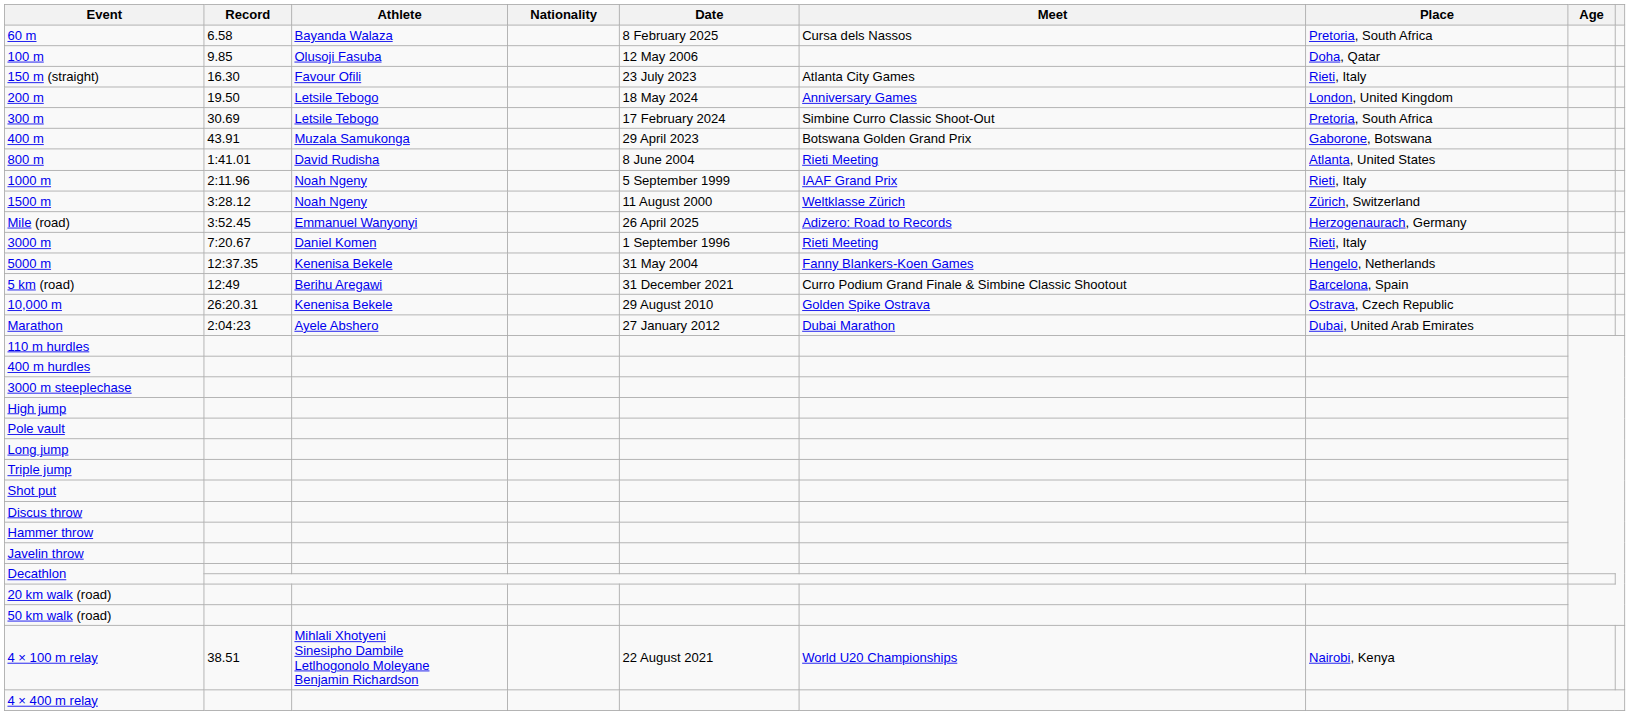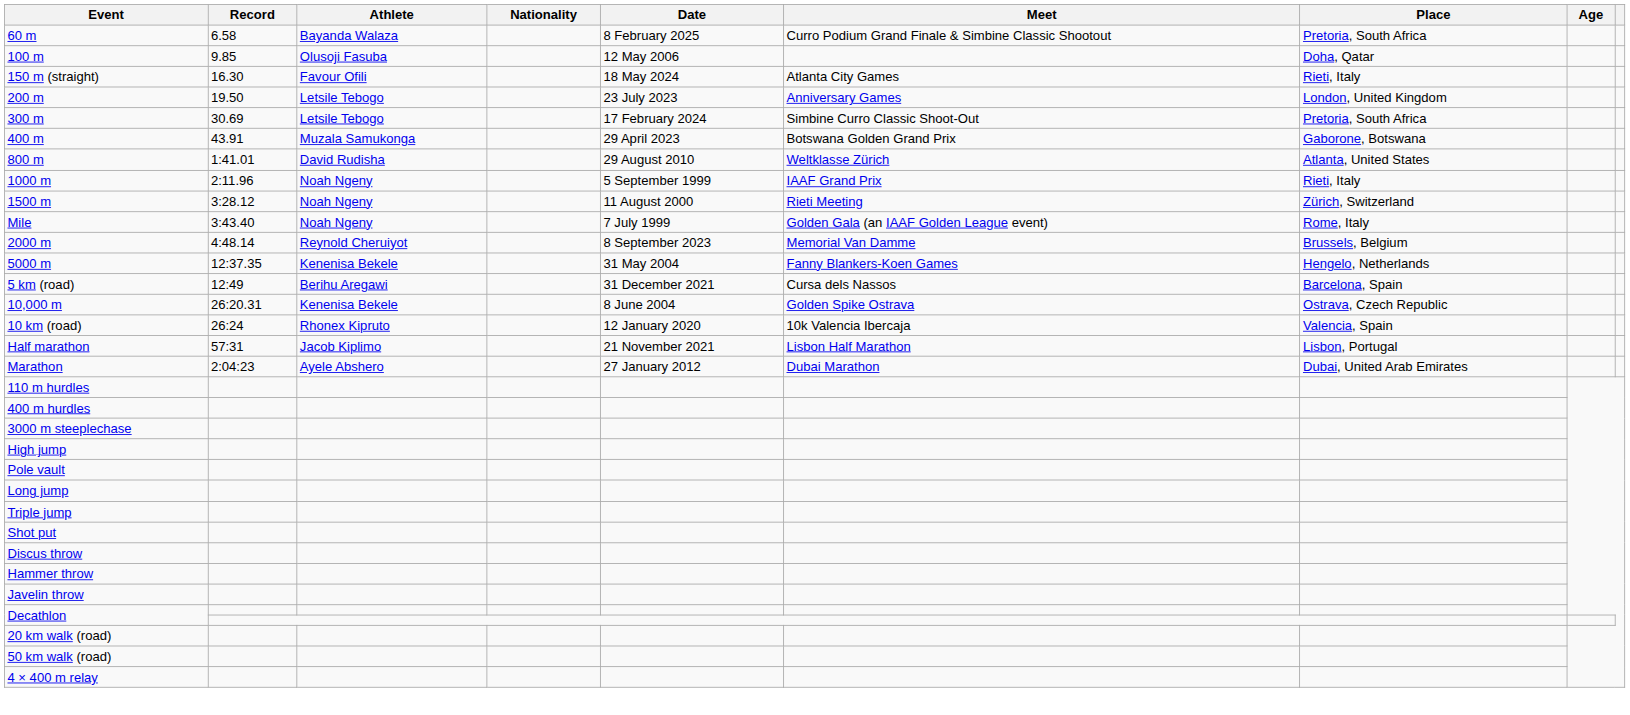(857, 36) Cursa dels Nassos -> (949, 36) Curro Podium Grand Finale & Simbine Classic Shootout
(660, 77) 23 July 2023 -> (641, 77) 18 May 2024
(660, 98) 18 May 2024 -> (641, 98) 23 July 2023
(658, 160) 8 June 2004 -> (649, 160) 29 August 2010
(840, 160) Rieti Meeting -> (838, 160) Weltklasse Zürich
(854, 201) Weltklasse Zürich -> (825, 201) Rieti Meeting
+ row: (19, 222)
- row: (39, 222)
+ row: (29, 243)
- row: (29, 243)
(964, 284) Curro Podium Grand Finale & Simbine Classic Shootout -> (841, 284) Cursa dels Nassos
(668, 305) 29 August 2010 -> (639, 305) 8 June 2004
+ row: (44, 325)
+ row: (48, 346)
- row: (53, 658)
